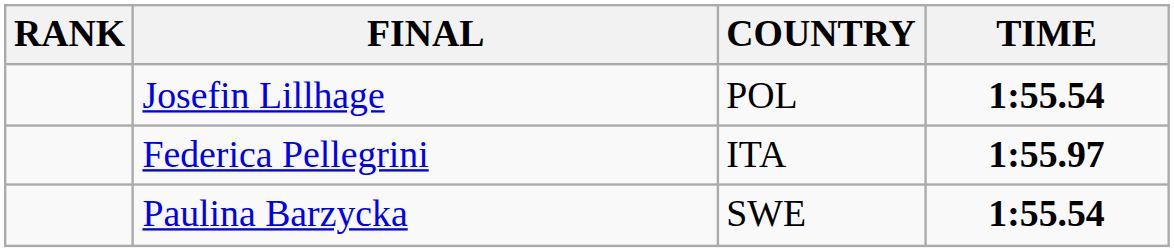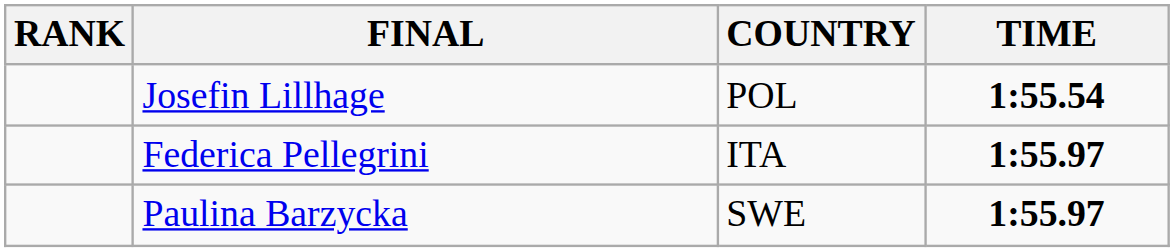(1047, 214) 1:55.54 -> (1047, 214) 1:55.97
